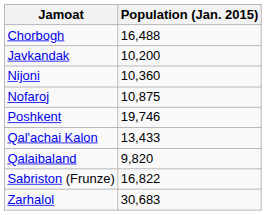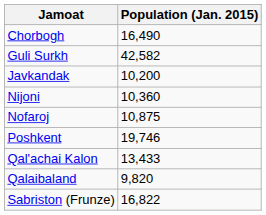(141, 35) 16,488 -> (141, 35) 16,490
+ row: (38, 55)
- row: (31, 199)
